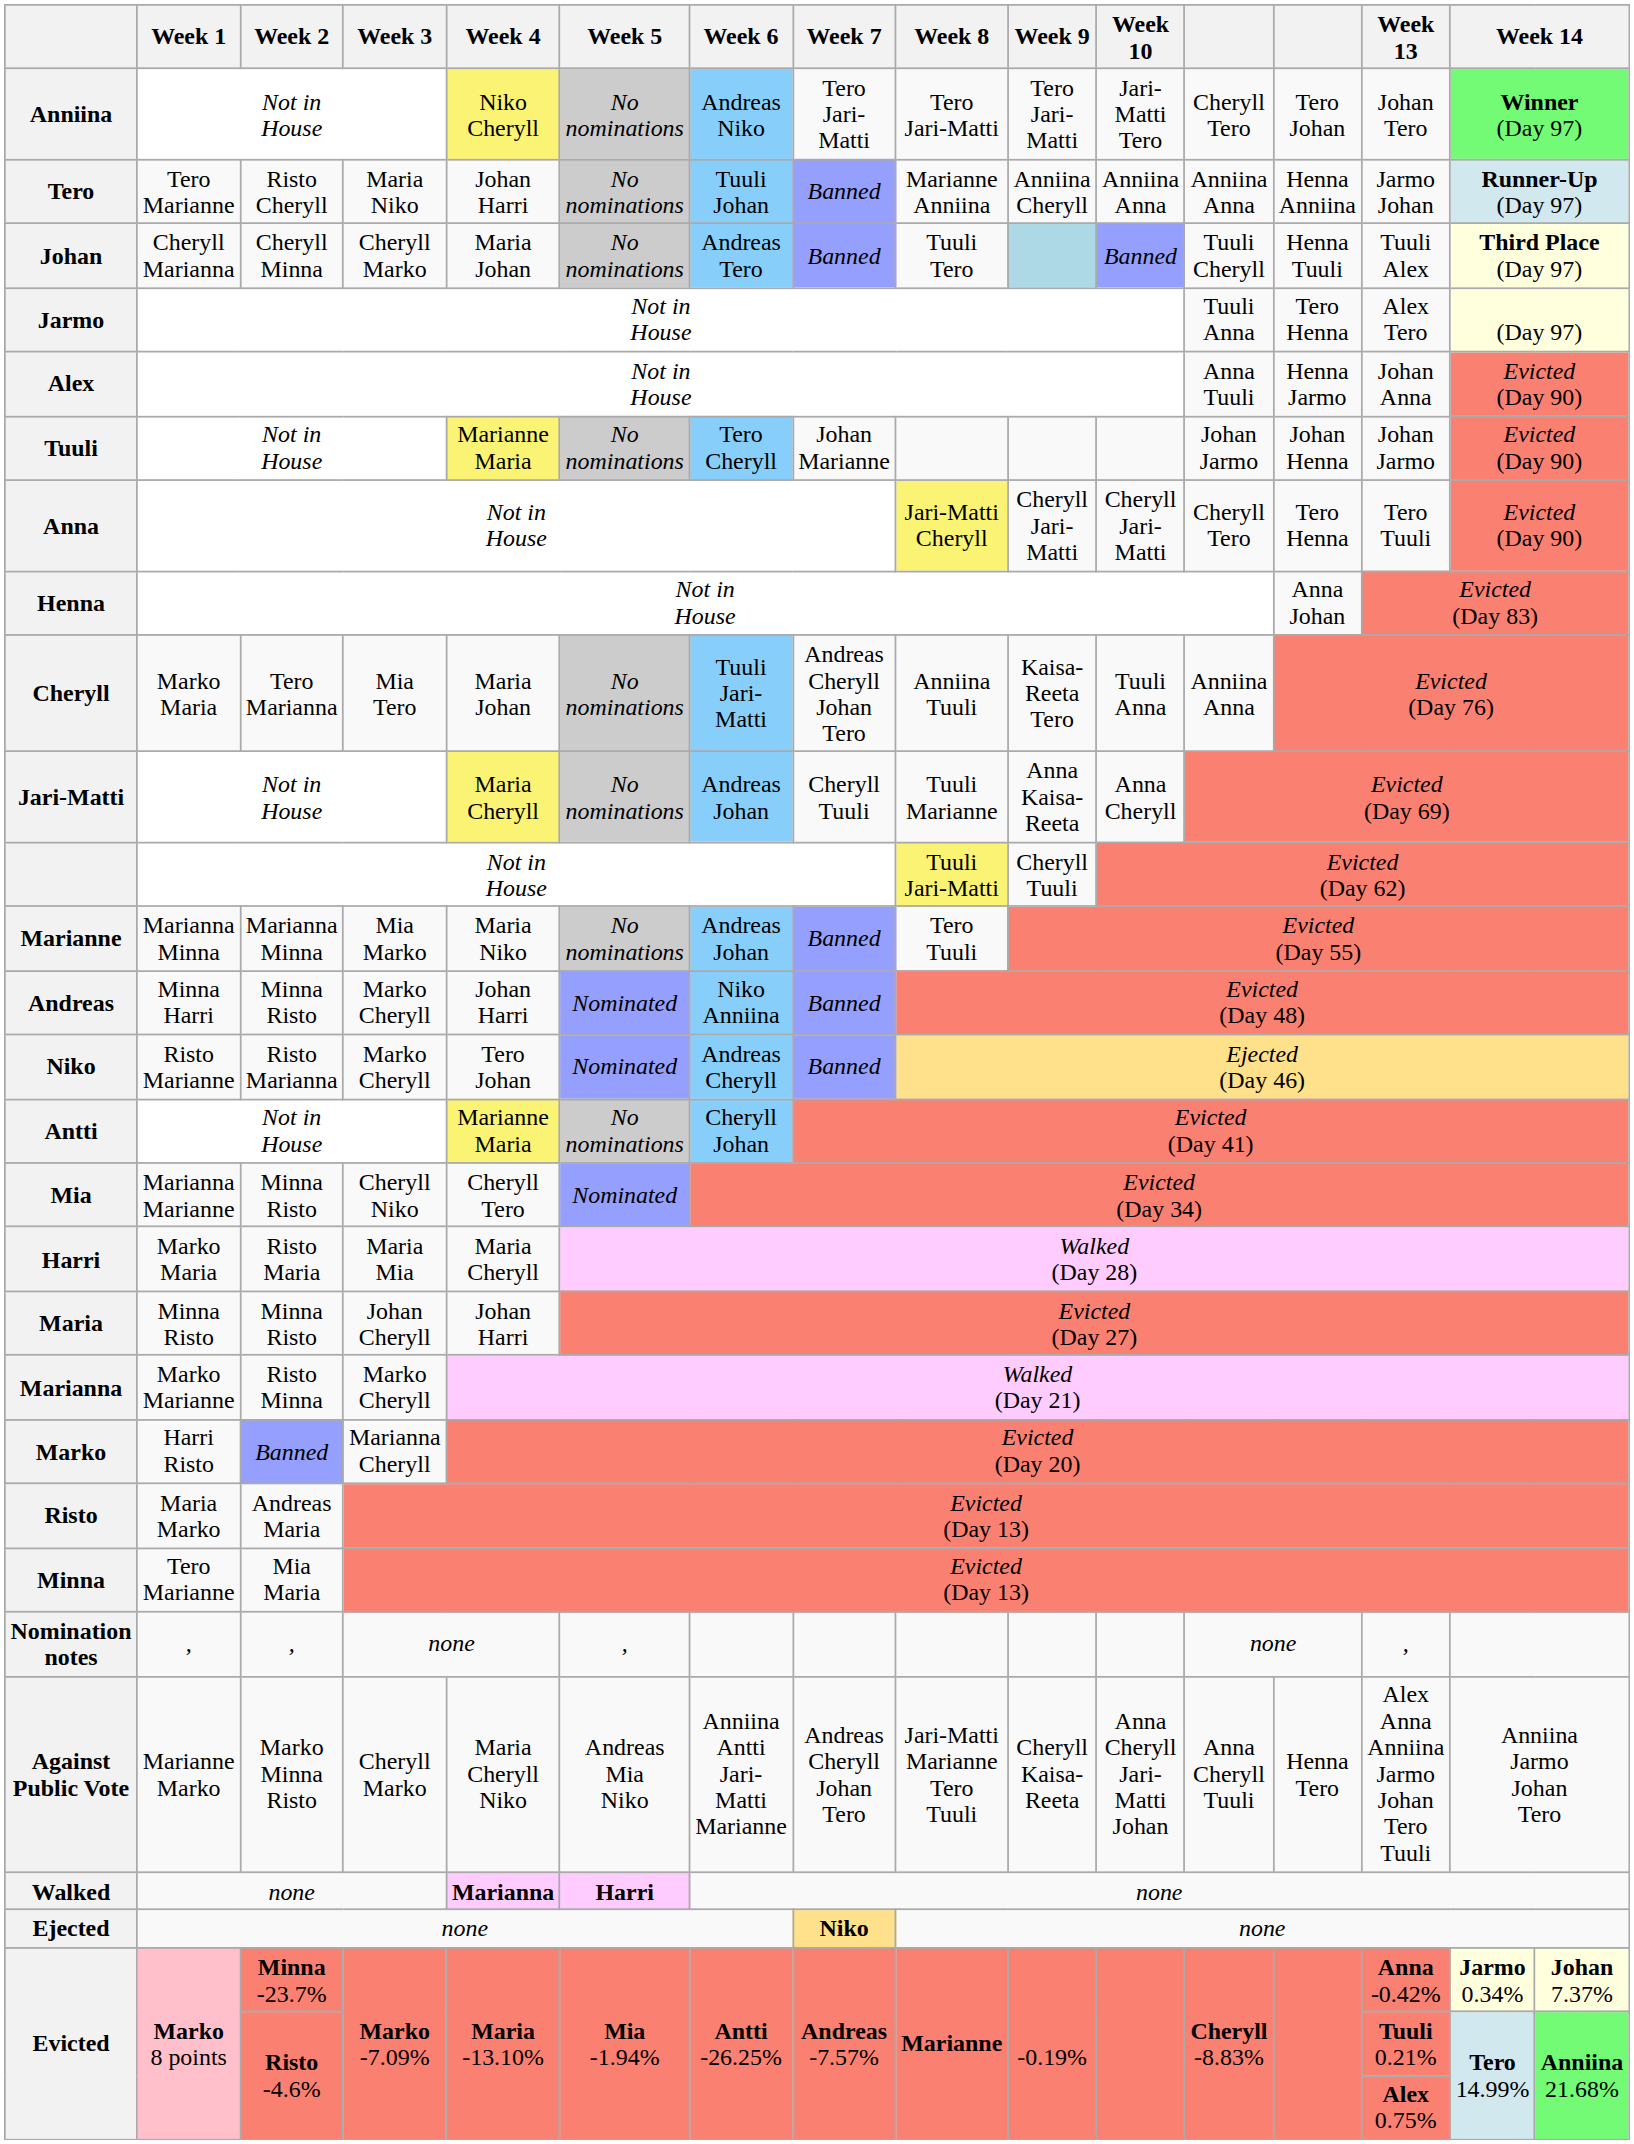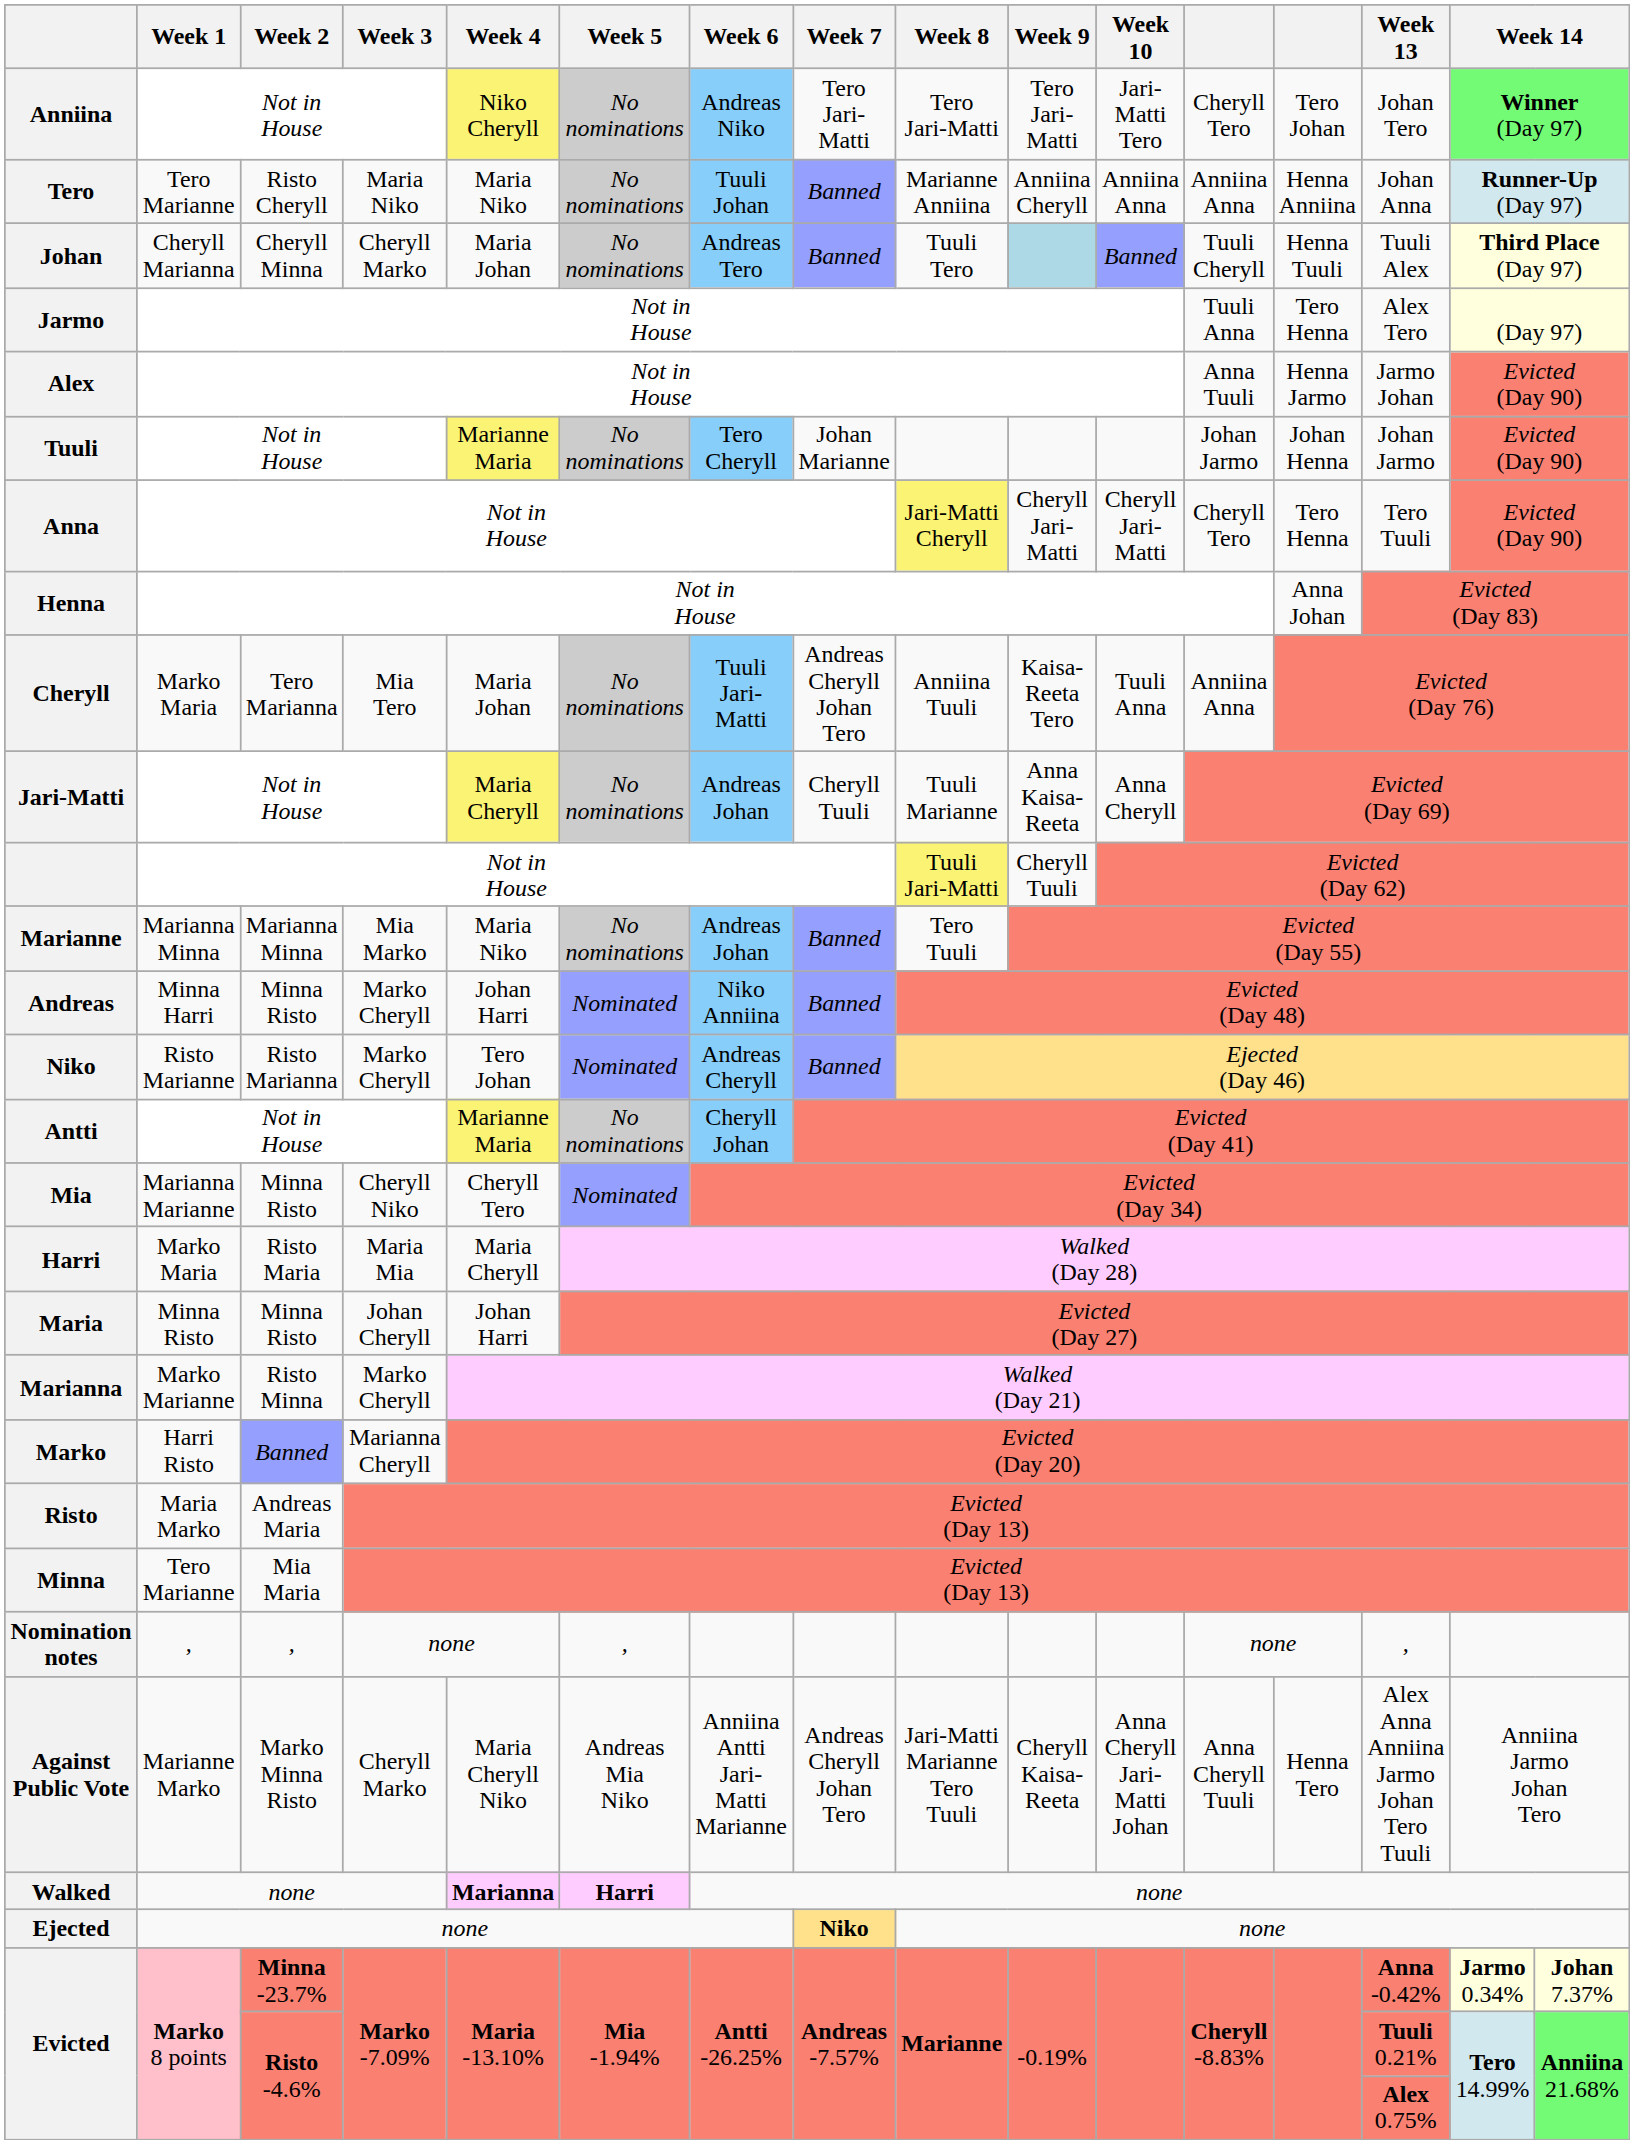(503, 191) Johan Harri -> (503, 191) Maria Niko
(1406, 191) Jarmo Johan -> (1406, 191) Johan Anna
(1406, 384) Johan Anna -> (1406, 384) Jarmo Johan
